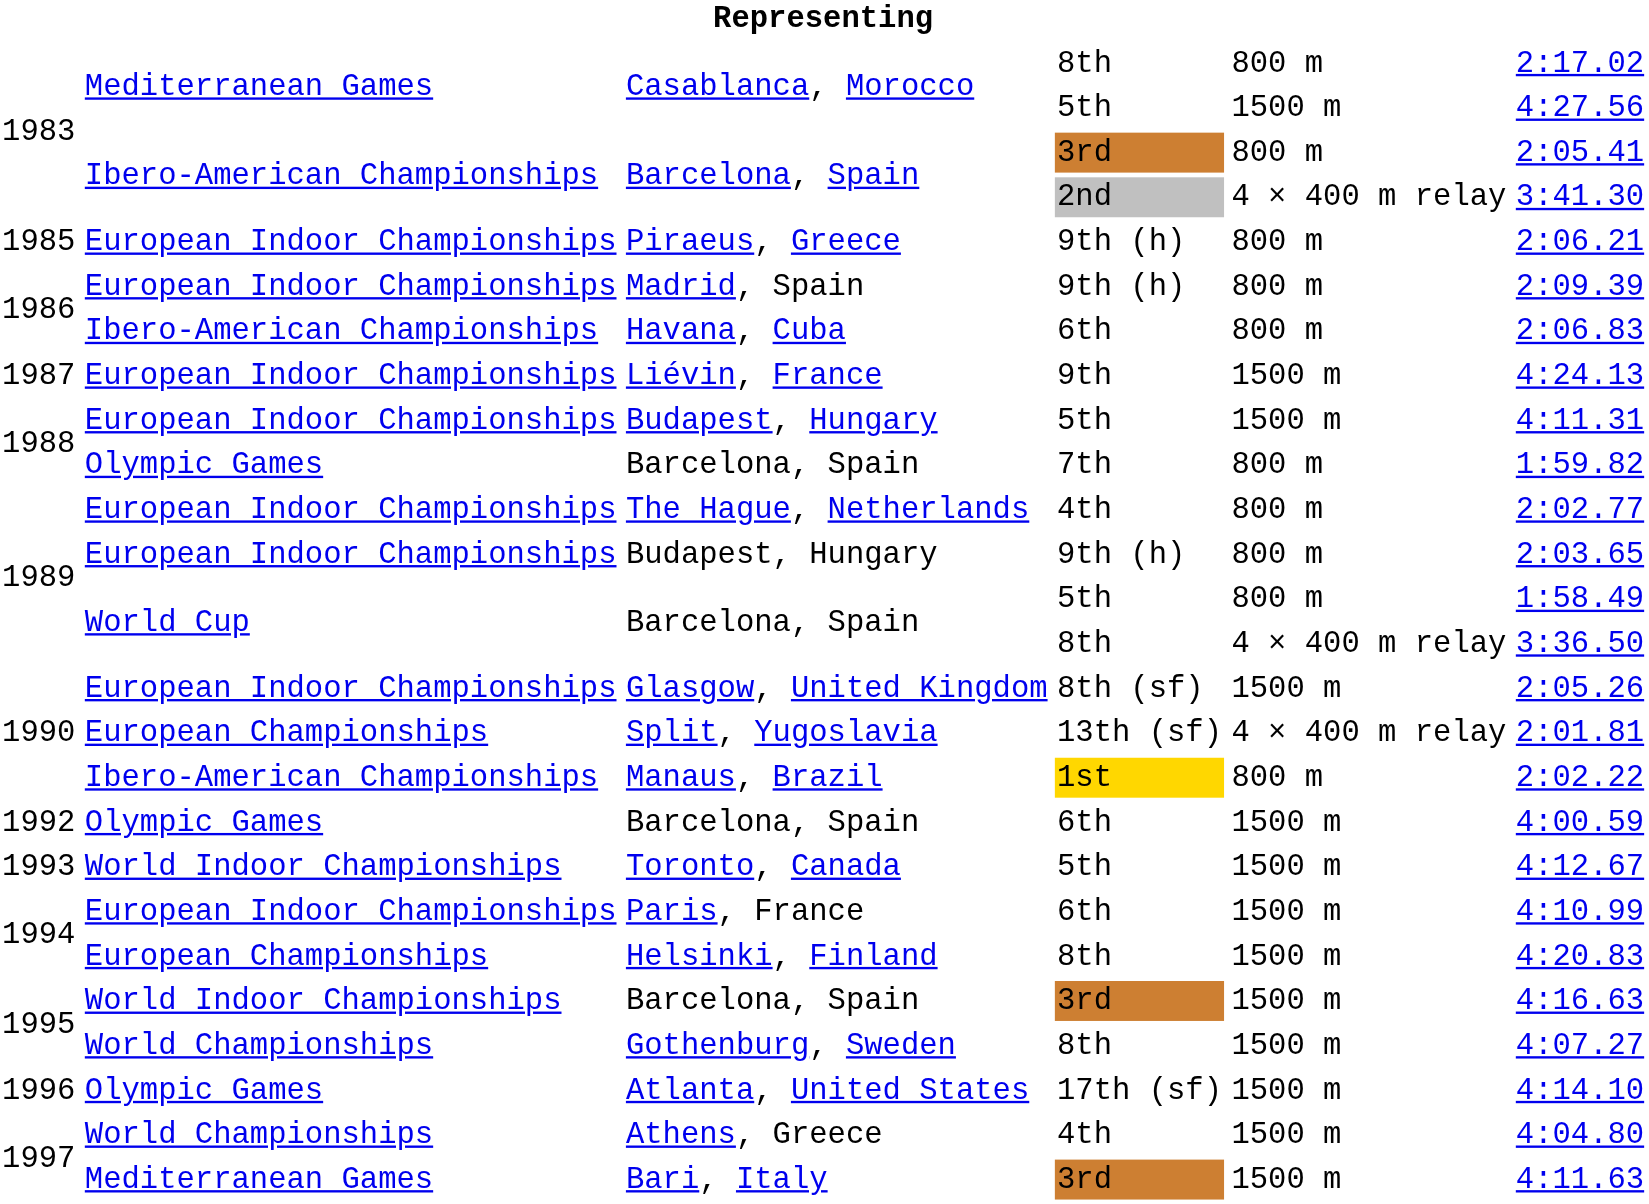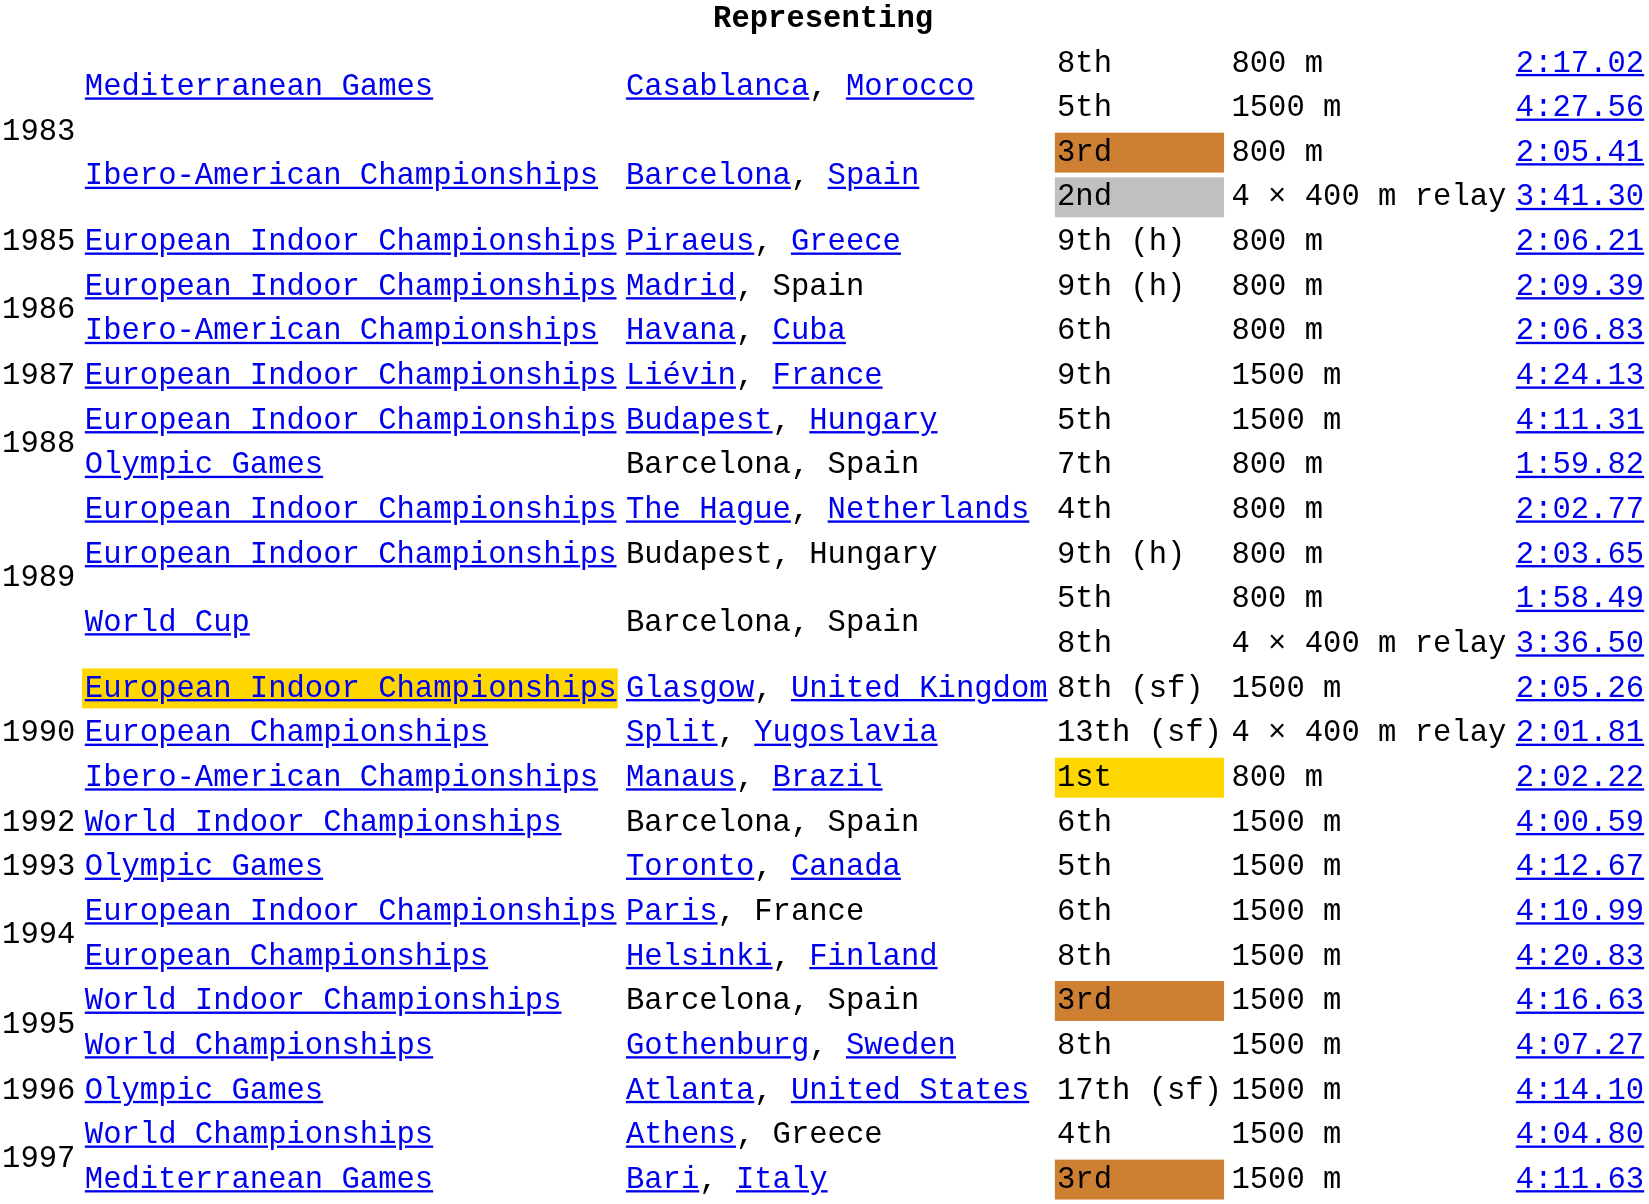(351, 688) no background -> (351, 688) gold background
(204, 822) Olympic Games -> (323, 822) World Indoor Championships
(323, 867) World Indoor Championships -> (204, 867) Olympic Games
